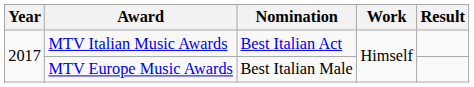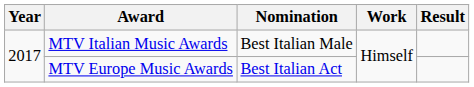(291, 43) Best Italian Act -> (297, 43) Best Italian Male
(297, 69) Best Italian Male -> (291, 69) Best Italian Act
